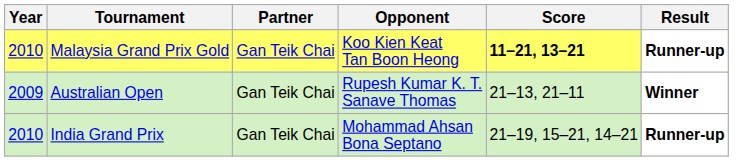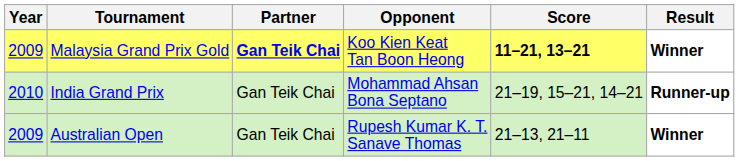(26, 51) 2010 -> (26, 51) 2009
(286, 51) normal -> (288, 51) bold
(685, 51) Runner-up -> (677, 51) Winner
rows swapped: (107, 93) <-> (107, 135)
